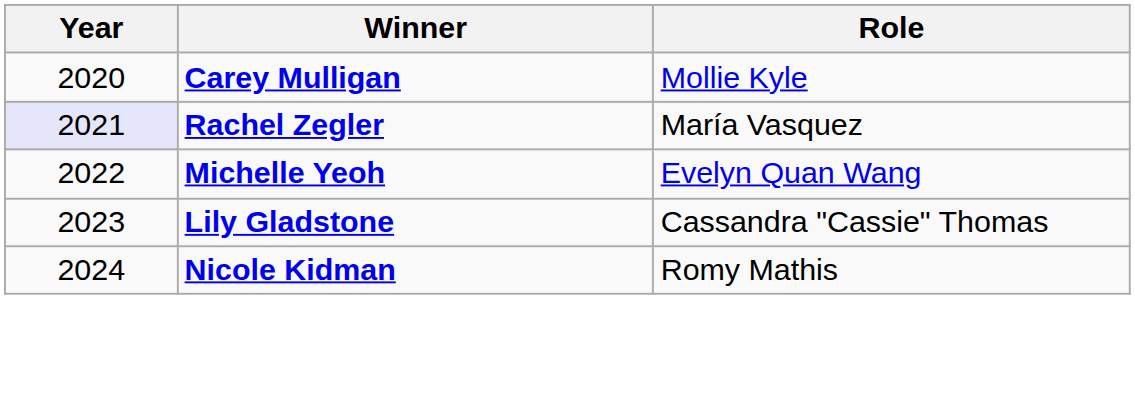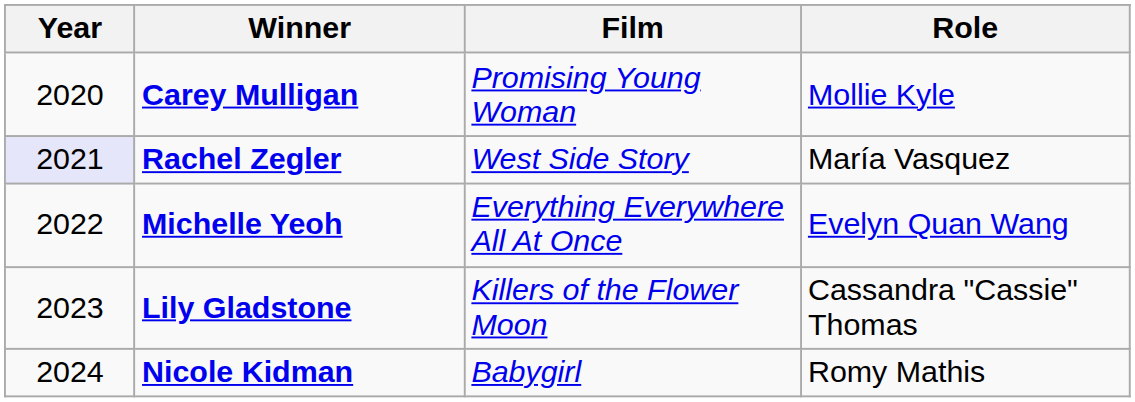+ column: (633, 28)
